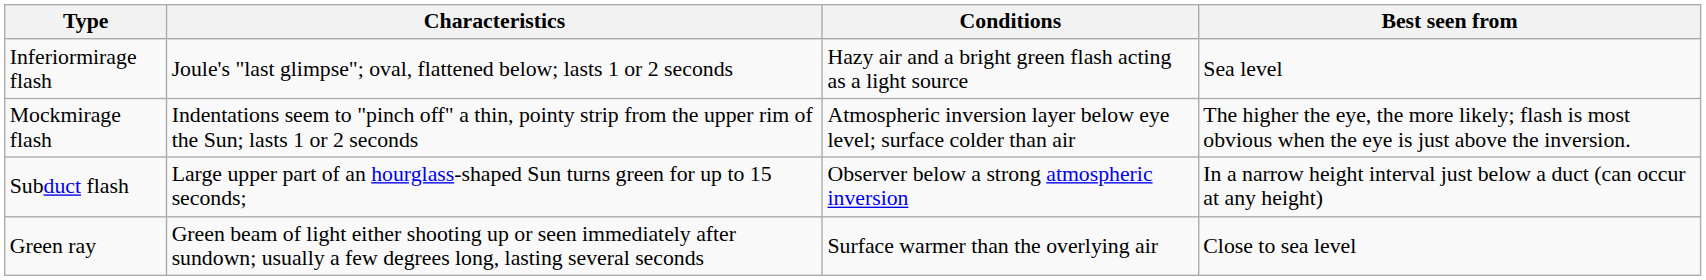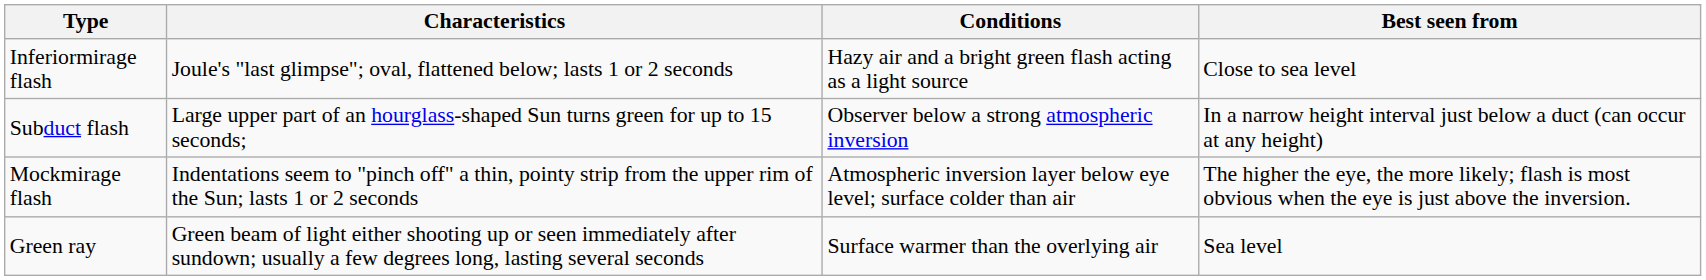(1243, 68) Sea level -> (1280, 68) Close to sea level
rows swapped: (65, 127) <-> (69, 186)
(1280, 245) Close to sea level -> (1243, 245) Sea level
